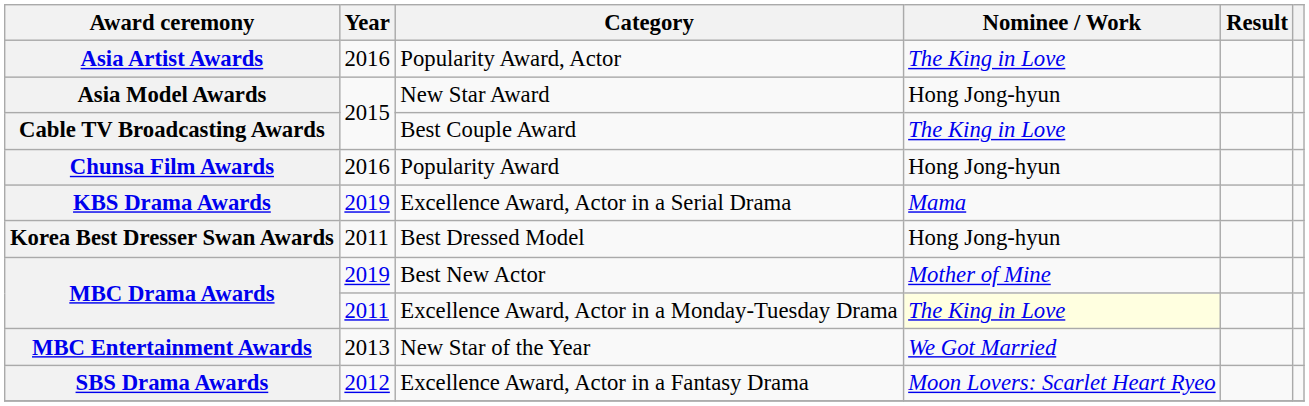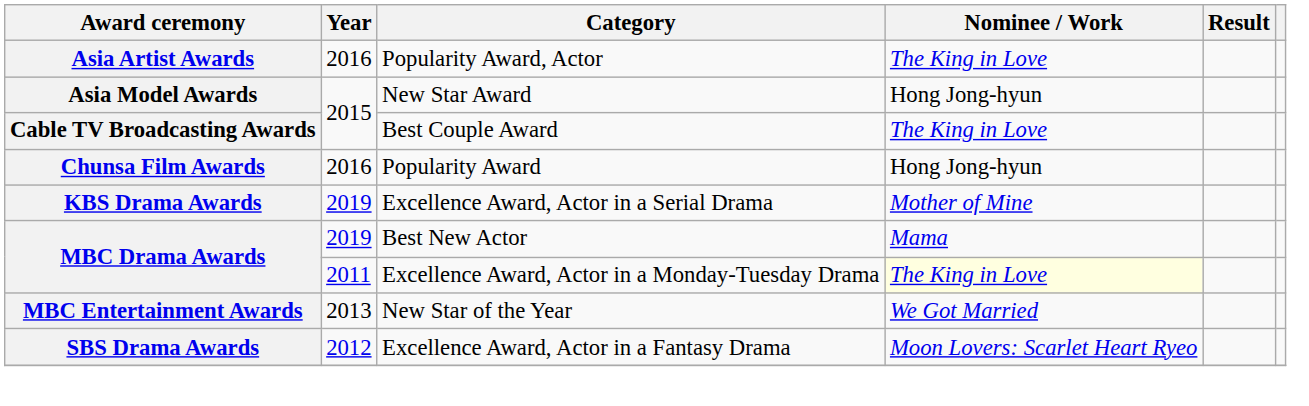(937, 202) Mama -> (961, 202) Mother of Mine
- row: (492, 238)
(979, 274) Mother of Mine -> (919, 238) Mama
